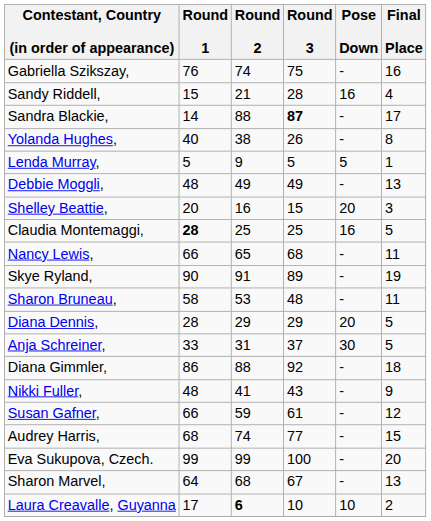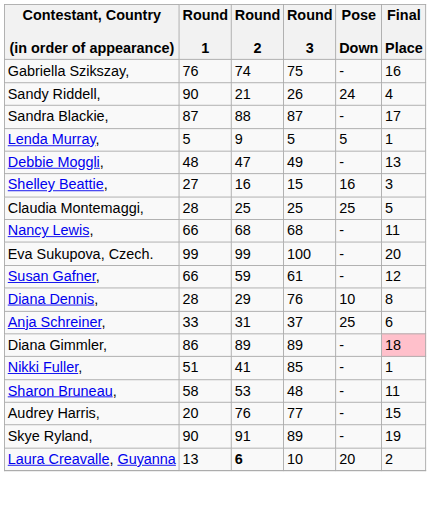(191, 93) 15 -> (191, 93) 90
(295, 93) 28 -> (295, 93) 26
(347, 93) 16 -> (347, 93) 24
(191, 116) 14 -> (191, 116) 87
(295, 116) bold -> (295, 116) normal
- row: (62, 139)
(243, 185) 49 -> (243, 162) 47
(191, 208) 20 -> (191, 185) 27
(347, 208) 20 -> (347, 185) 16
(191, 231) bold -> (191, 208) normal
(347, 231) 16 -> (347, 208) 25
(243, 253) 65 -> (243, 231) 68
rows swapped: (50, 276) <-> (81, 459)
rows swapped: (62, 299) <-> (54, 413)
(295, 322) 29 -> (295, 299) 76
(347, 322) 20 -> (347, 299) 10
(389, 322) 5 -> (389, 299) 8
(347, 345) 30 -> (347, 322) 25
(389, 345) 5 -> (389, 322) 6
(243, 368) 88 -> (243, 345) 89
(295, 368) 92 -> (295, 345) 89
(393, 368) no background -> (393, 345) pink background
(191, 390) 48 -> (191, 368) 51
(295, 390) 43 -> (295, 368) 85
(389, 390) 9 -> (389, 368) 1
(191, 436) 68 -> (191, 413) 20
(243, 436) 74 -> (243, 413) 76
- row: (57, 482)
(191, 505) 17 -> (191, 459) 13
(347, 505) 10 -> (347, 459) 20
